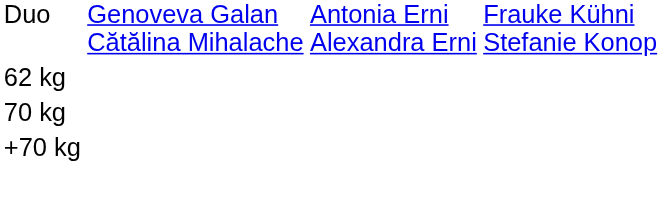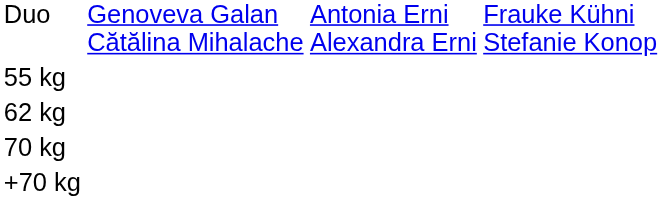+ row: (35, 78)
